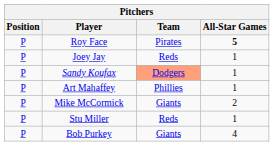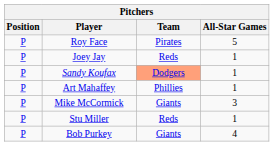(235, 42) bold -> (235, 42) normal
(235, 103) 2 -> (235, 103) 3
